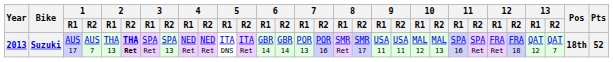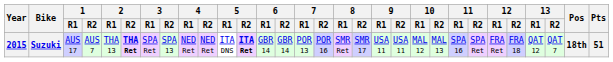(17, 44) 2013 -> (17, 44) 2015
(246, 44) normal -> (246, 44) bold
(599, 44) 52 -> (599, 44) 51
